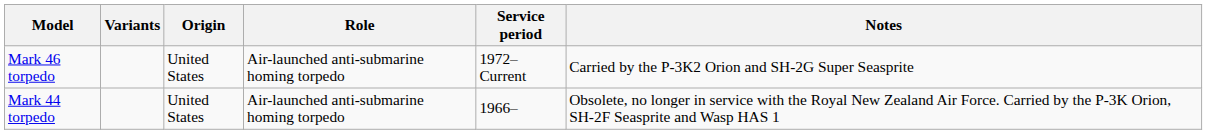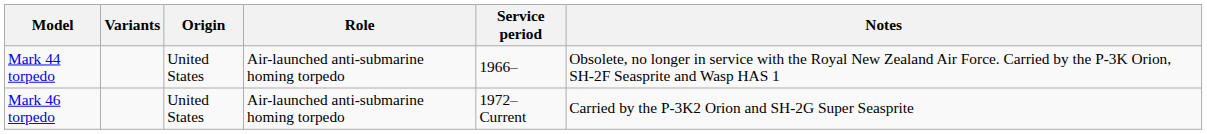rows swapped: (34, 108) <-> (34, 66)
